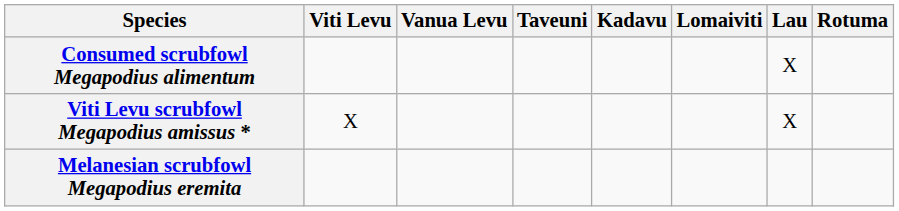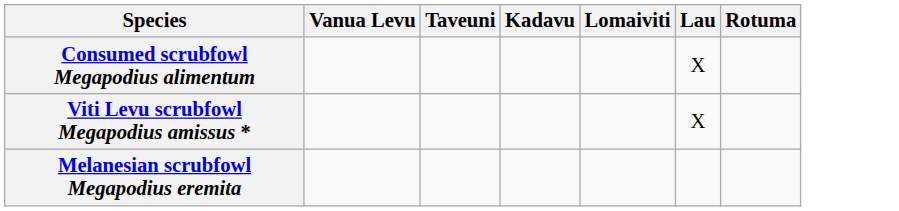- column: (350, 20)
